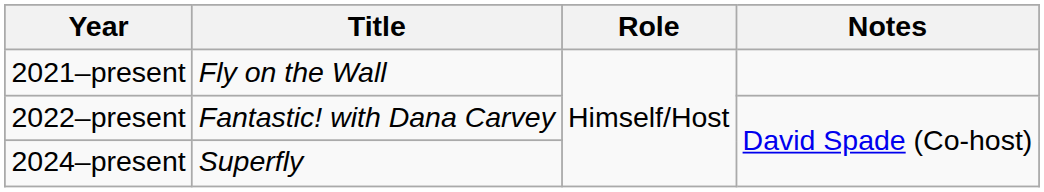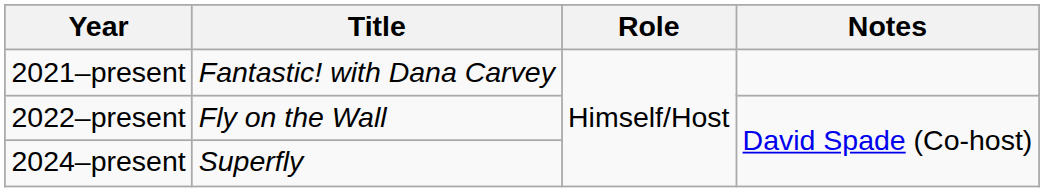(293, 72) Fly on the Wall -> (377, 72) Fantastic! with Dana Carvey
(377, 117) Fantastic! with Dana Carvey -> (293, 117) Fly on the Wall
